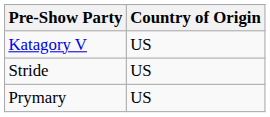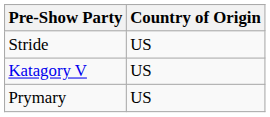rows swapped: (48, 44) <-> (28, 71)
